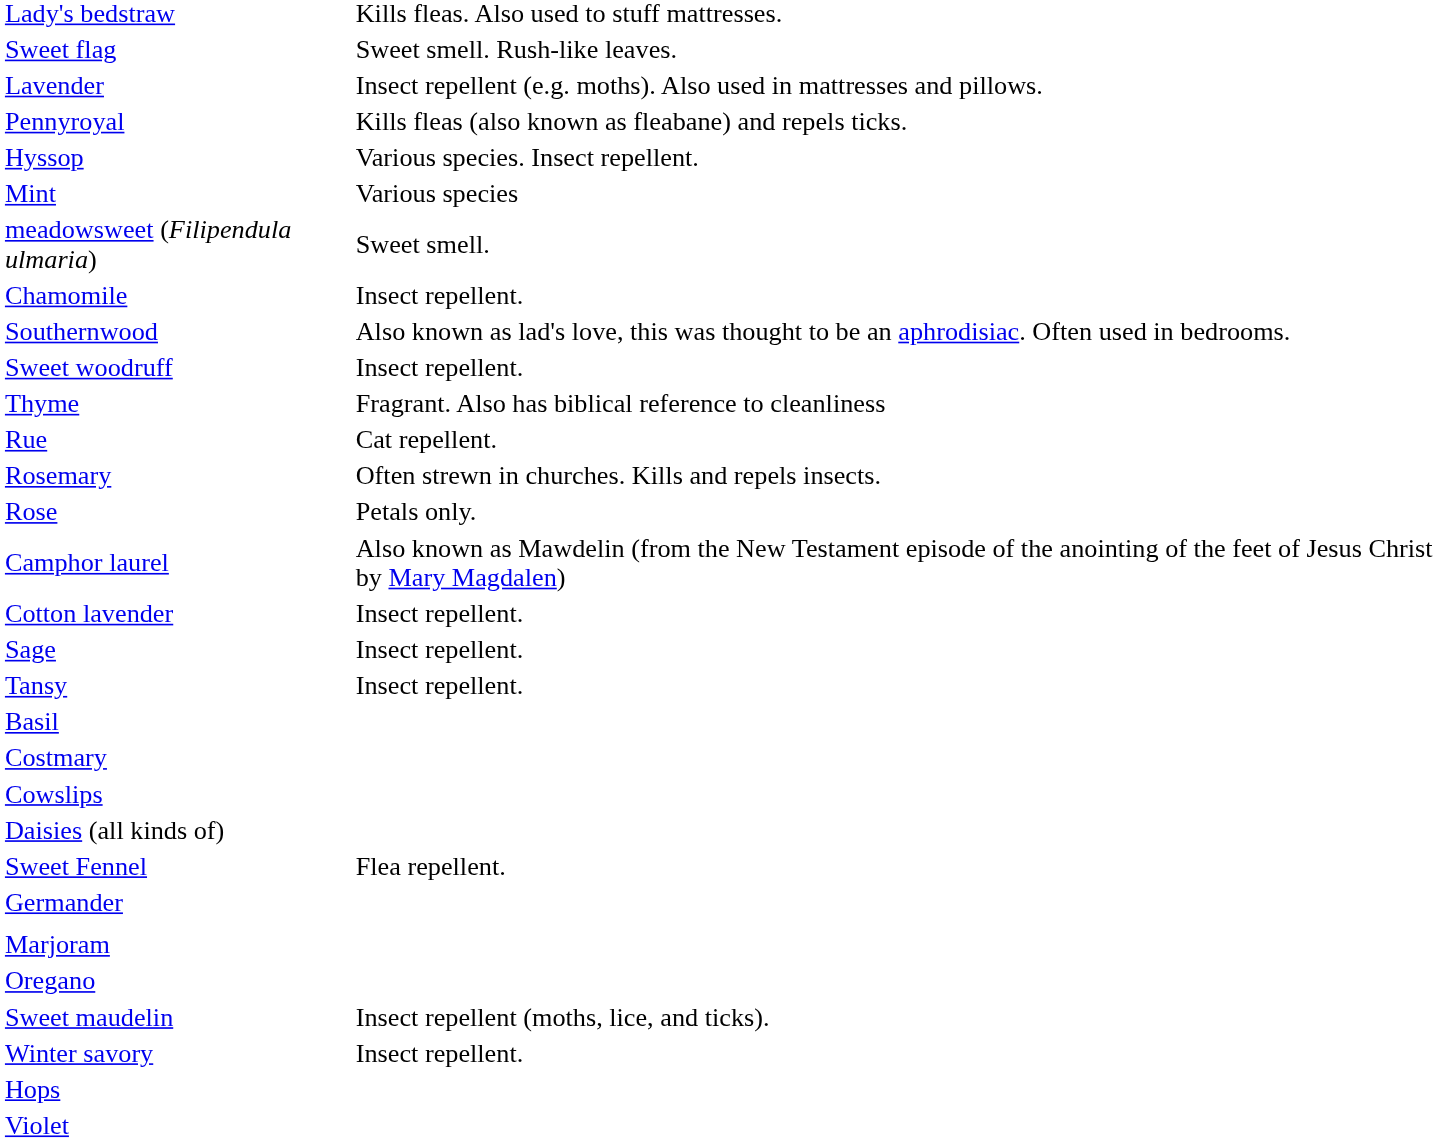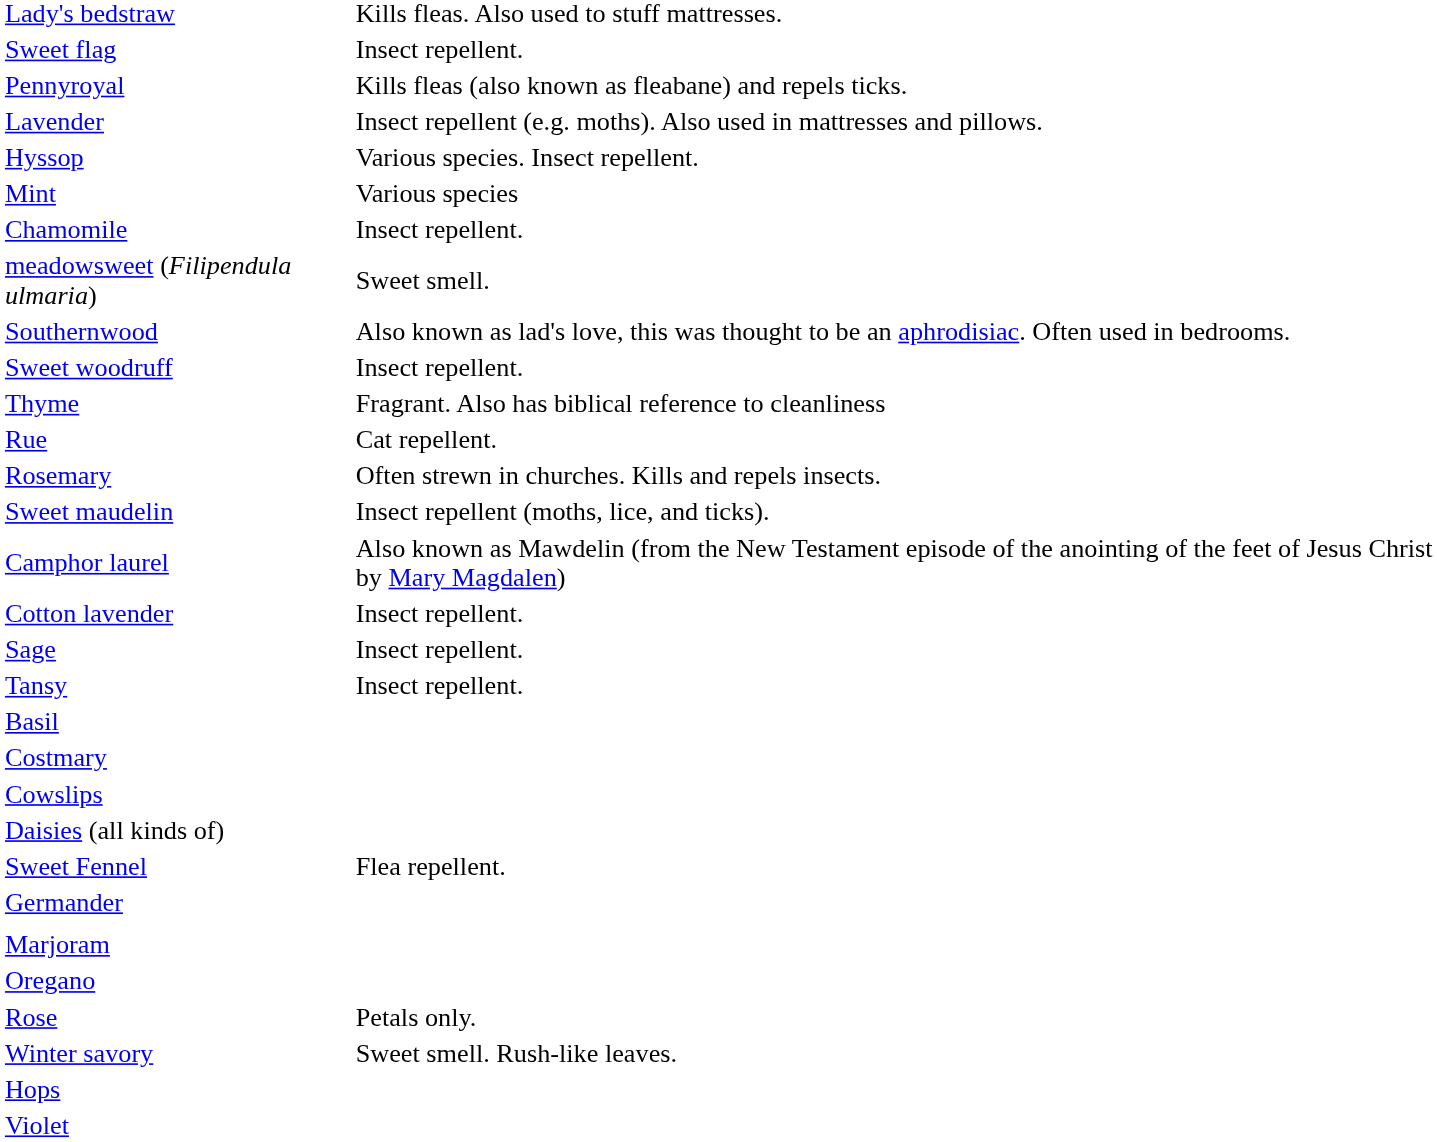(516, 49) Sweet smell. Rush-like leaves. -> (439, 49) Insect repellent.
rows swapped: (65, 121) <-> (54, 85)
rows swapped: (148, 244) <-> (66, 295)
rows swapped: (31, 511) <-> (89, 1017)
(439, 1053) Insect repellent. -> (516, 1053) Sweet smell. Rush-like leaves.
